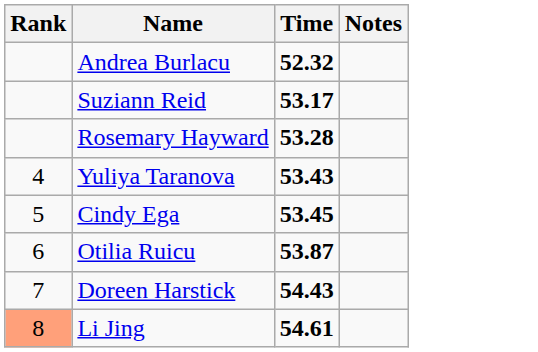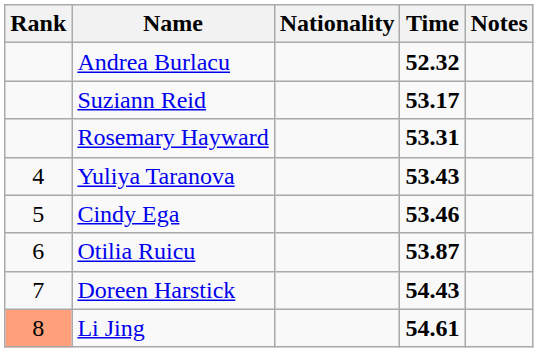+ column: (337, 23)
(307, 137) 53.28 -> (432, 137) 53.31
(307, 213) 53.45 -> (432, 213) 53.46
